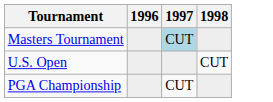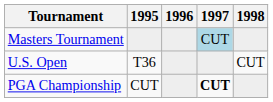+ column: (144, 16)
(179, 86) normal -> (215, 86) bold
